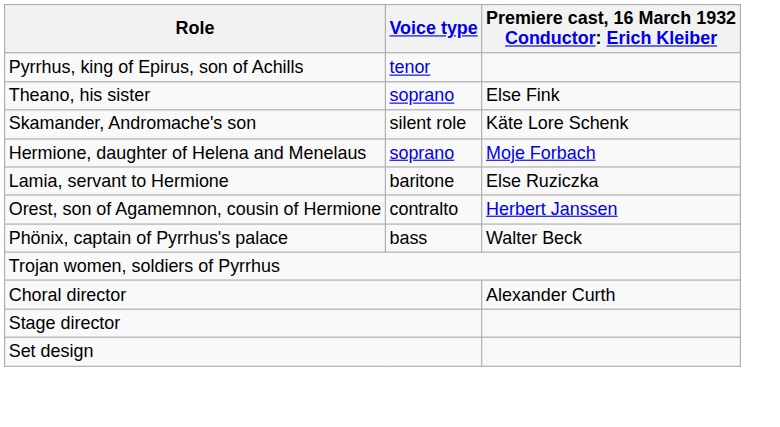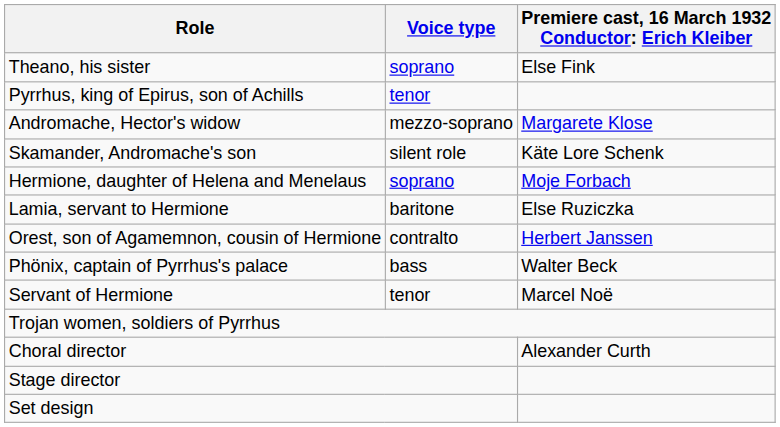rows swapped: (156, 67) <-> (79, 95)
+ row: (124, 124)
+ row: (91, 294)
